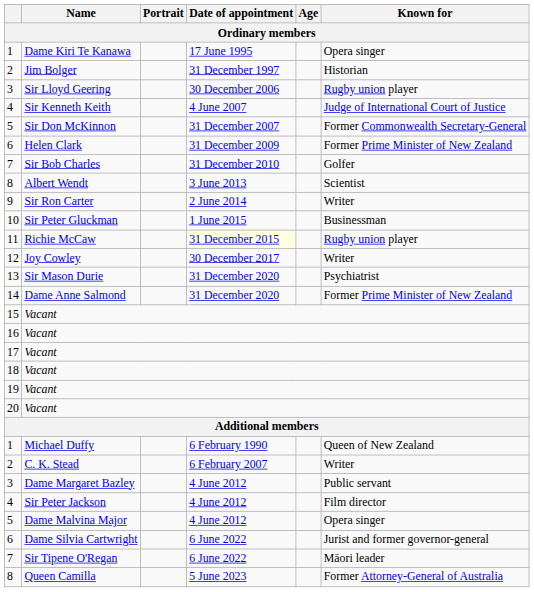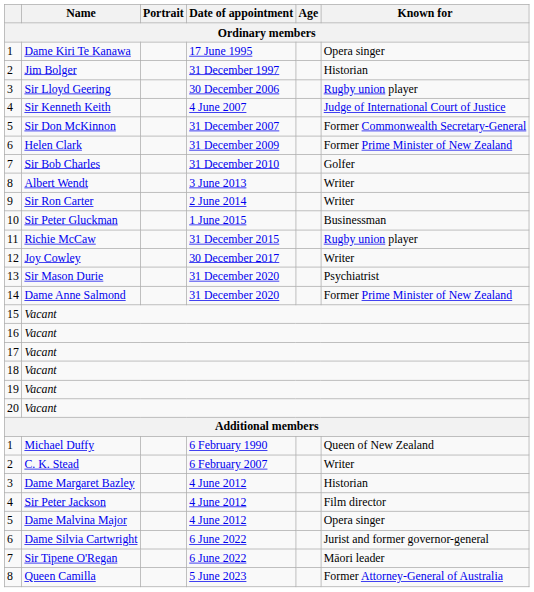(344, 182) Scientist -> (339, 182) Writer
(234, 239) lightyellow background -> (234, 239) no background
(357, 483) Public servant -> (346, 483) Historian
